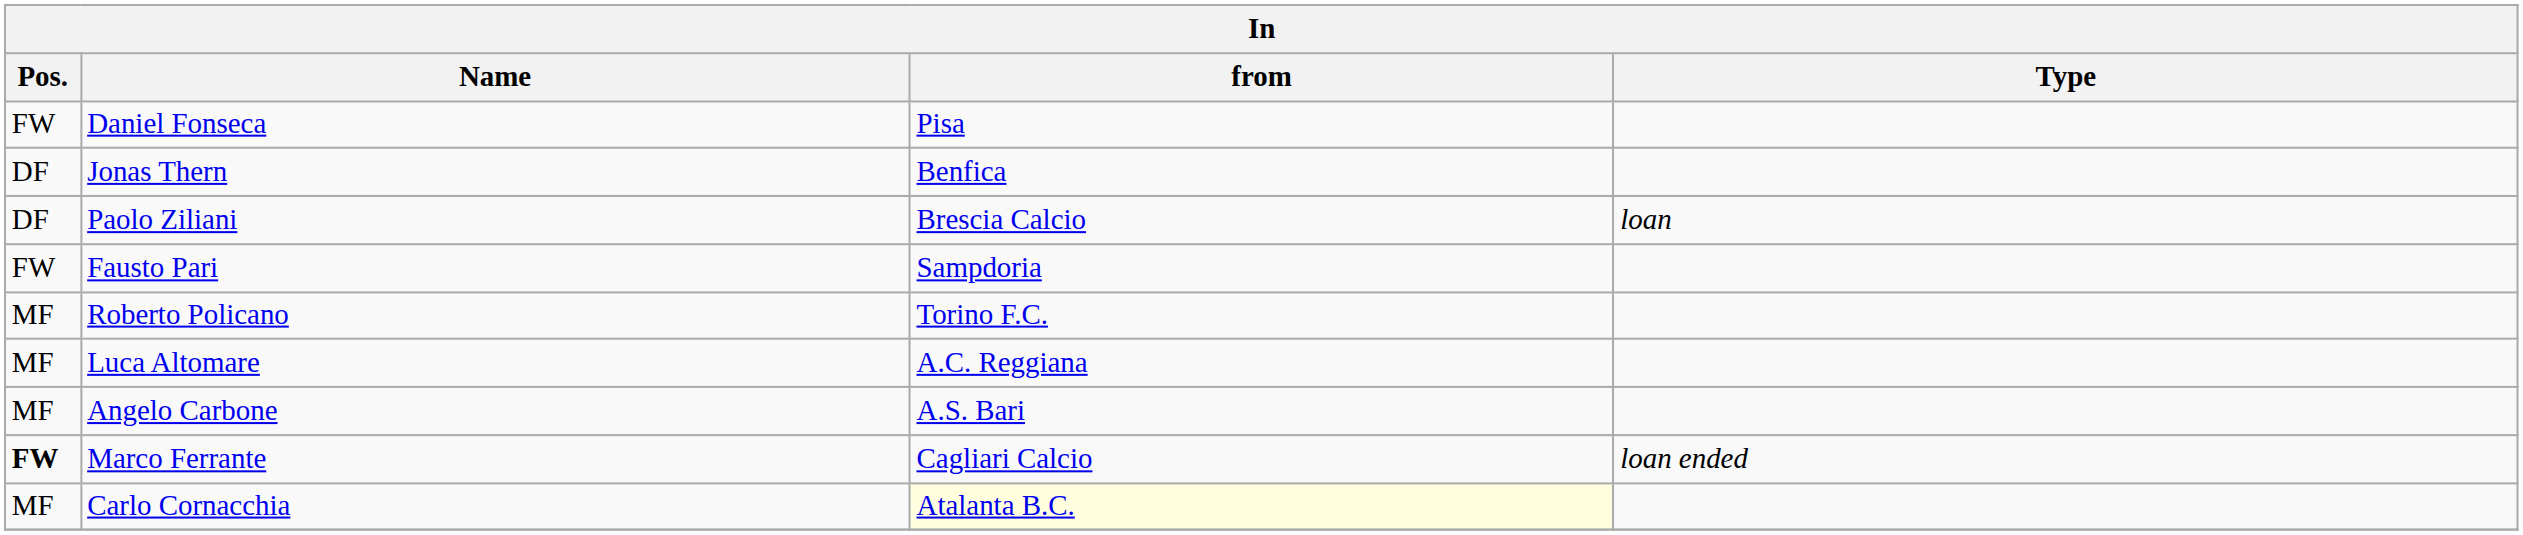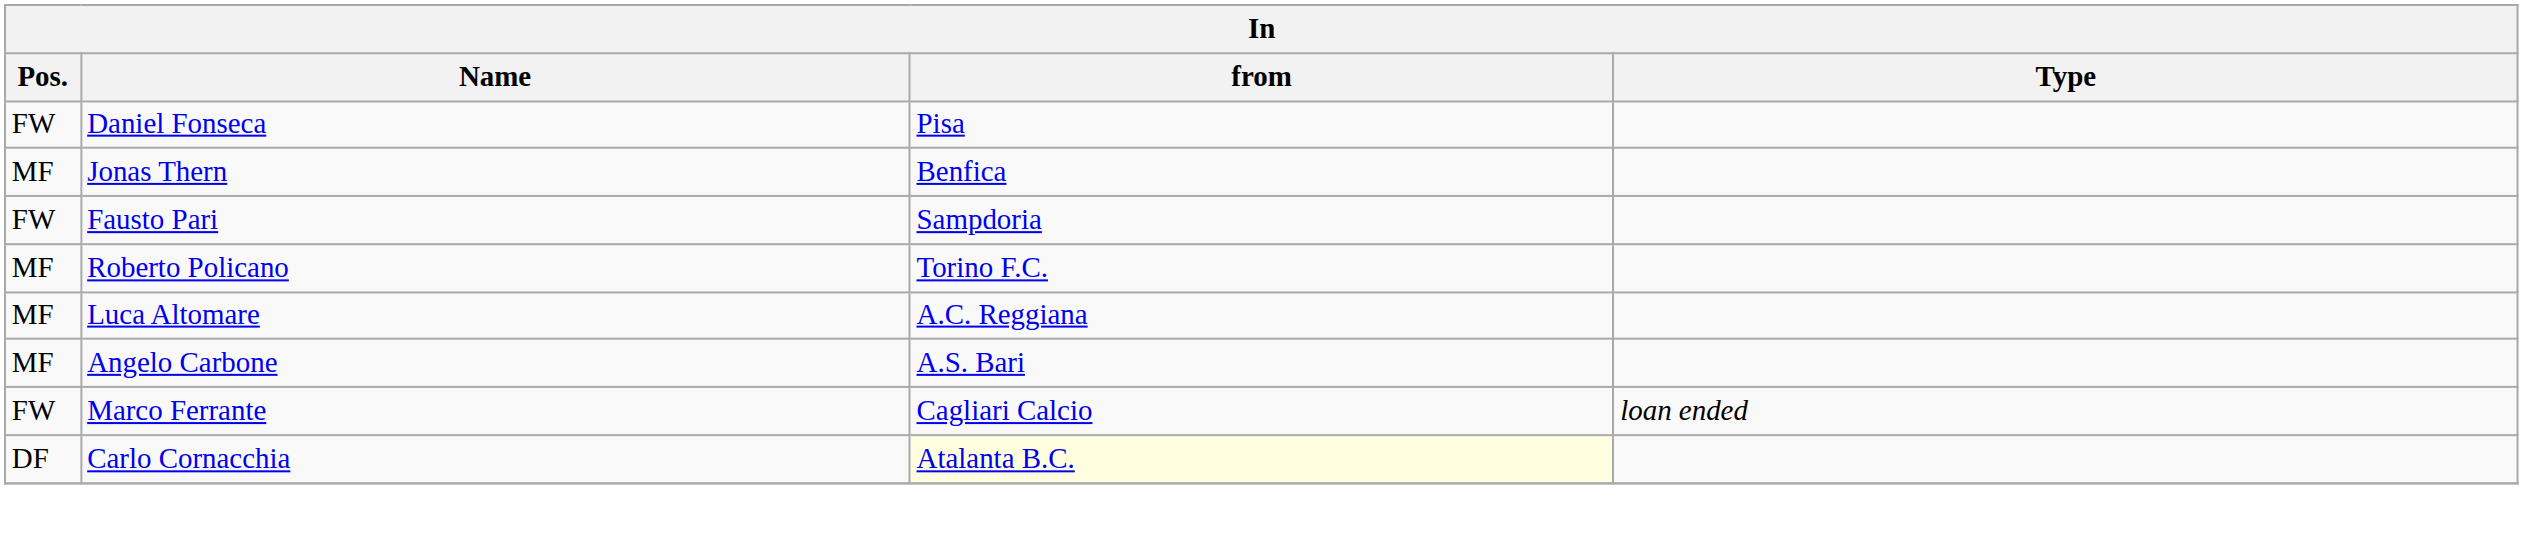(30, 171) DF -> (33, 171) MF
- row: (162, 219)
(35, 458) bold -> (33, 410) normal
(33, 506) MF -> (30, 458) DF
